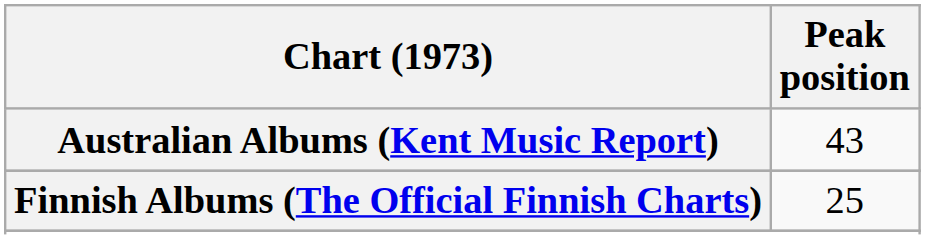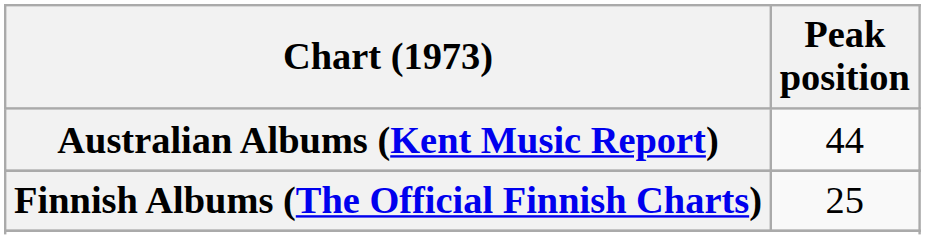(845, 139) 43 -> (845, 139) 44
